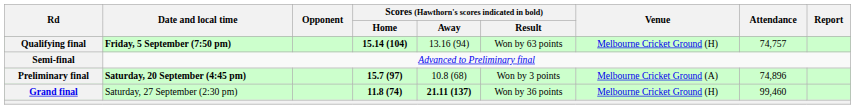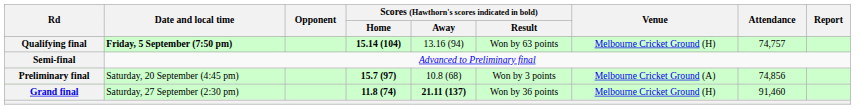(175, 76) bold -> (172, 76) normal
(773, 76) 74,896 -> (772, 76) 74,856
(773, 92) 99,460 -> (772, 92) 91,460
